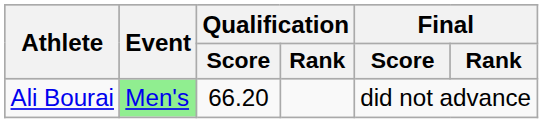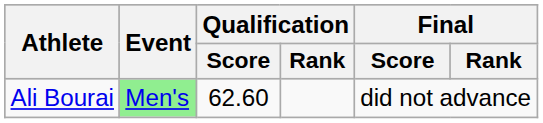(238, 99) 66.20 -> (238, 99) 62.60
